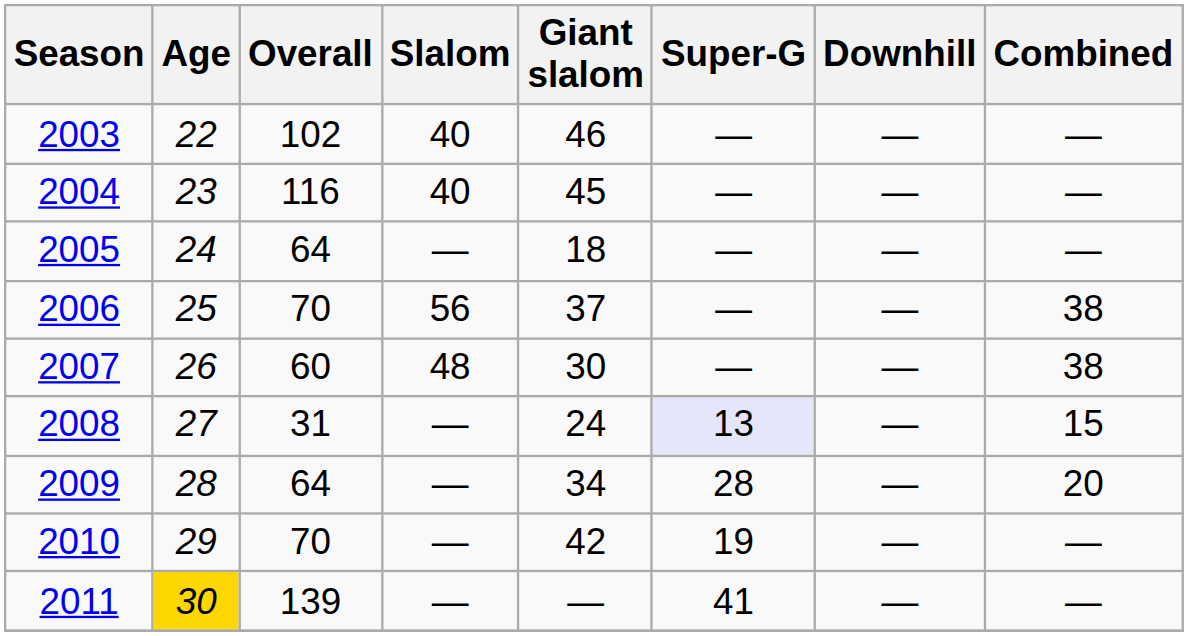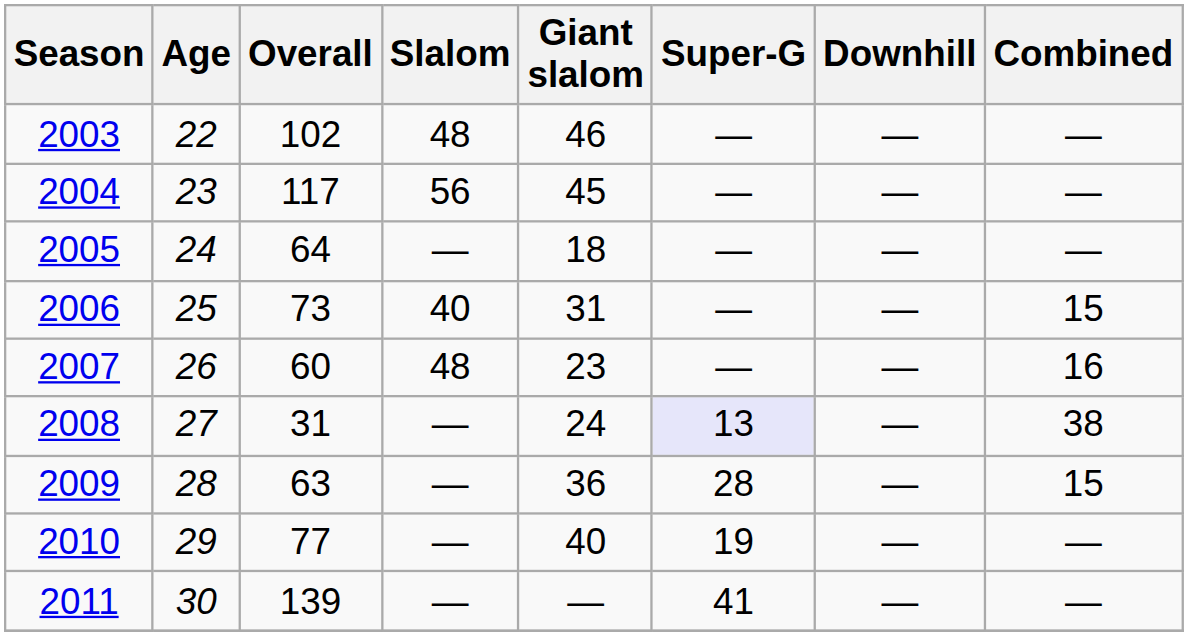(450, 133) 40 -> (450, 133) 48
(310, 191) 116 -> (310, 191) 117
(450, 191) 40 -> (450, 191) 56
(310, 308) 70 -> (310, 308) 73
(450, 308) 56 -> (450, 308) 40
(586, 308) 37 -> (586, 308) 31
(1083, 308) 38 -> (1083, 308) 15
(586, 366) 30 -> (586, 366) 23
(1083, 366) 38 -> (1083, 366) 16
(1083, 425) 15 -> (1083, 425) 38
(310, 483) 64 -> (310, 483) 63
(586, 483) 34 -> (586, 483) 36
(1083, 483) 20 -> (1083, 483) 15
(310, 541) 70 -> (310, 541) 77
(586, 541) 42 -> (586, 541) 40
(196, 600) gold background -> (196, 600) no background
